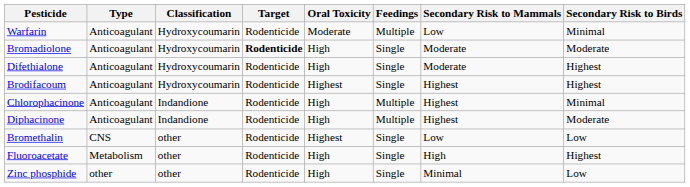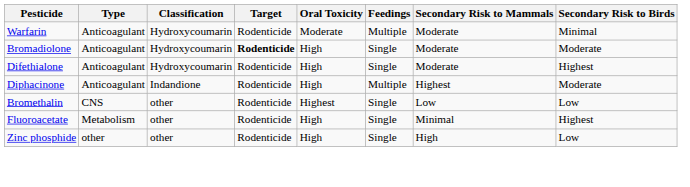(434, 31) Low -> (437, 31) Moderate
- row: (36, 84)
- row: (46, 102)
(435, 155) High -> (435, 119) Minimal
(443, 173) Minimal -> (427, 137) High
